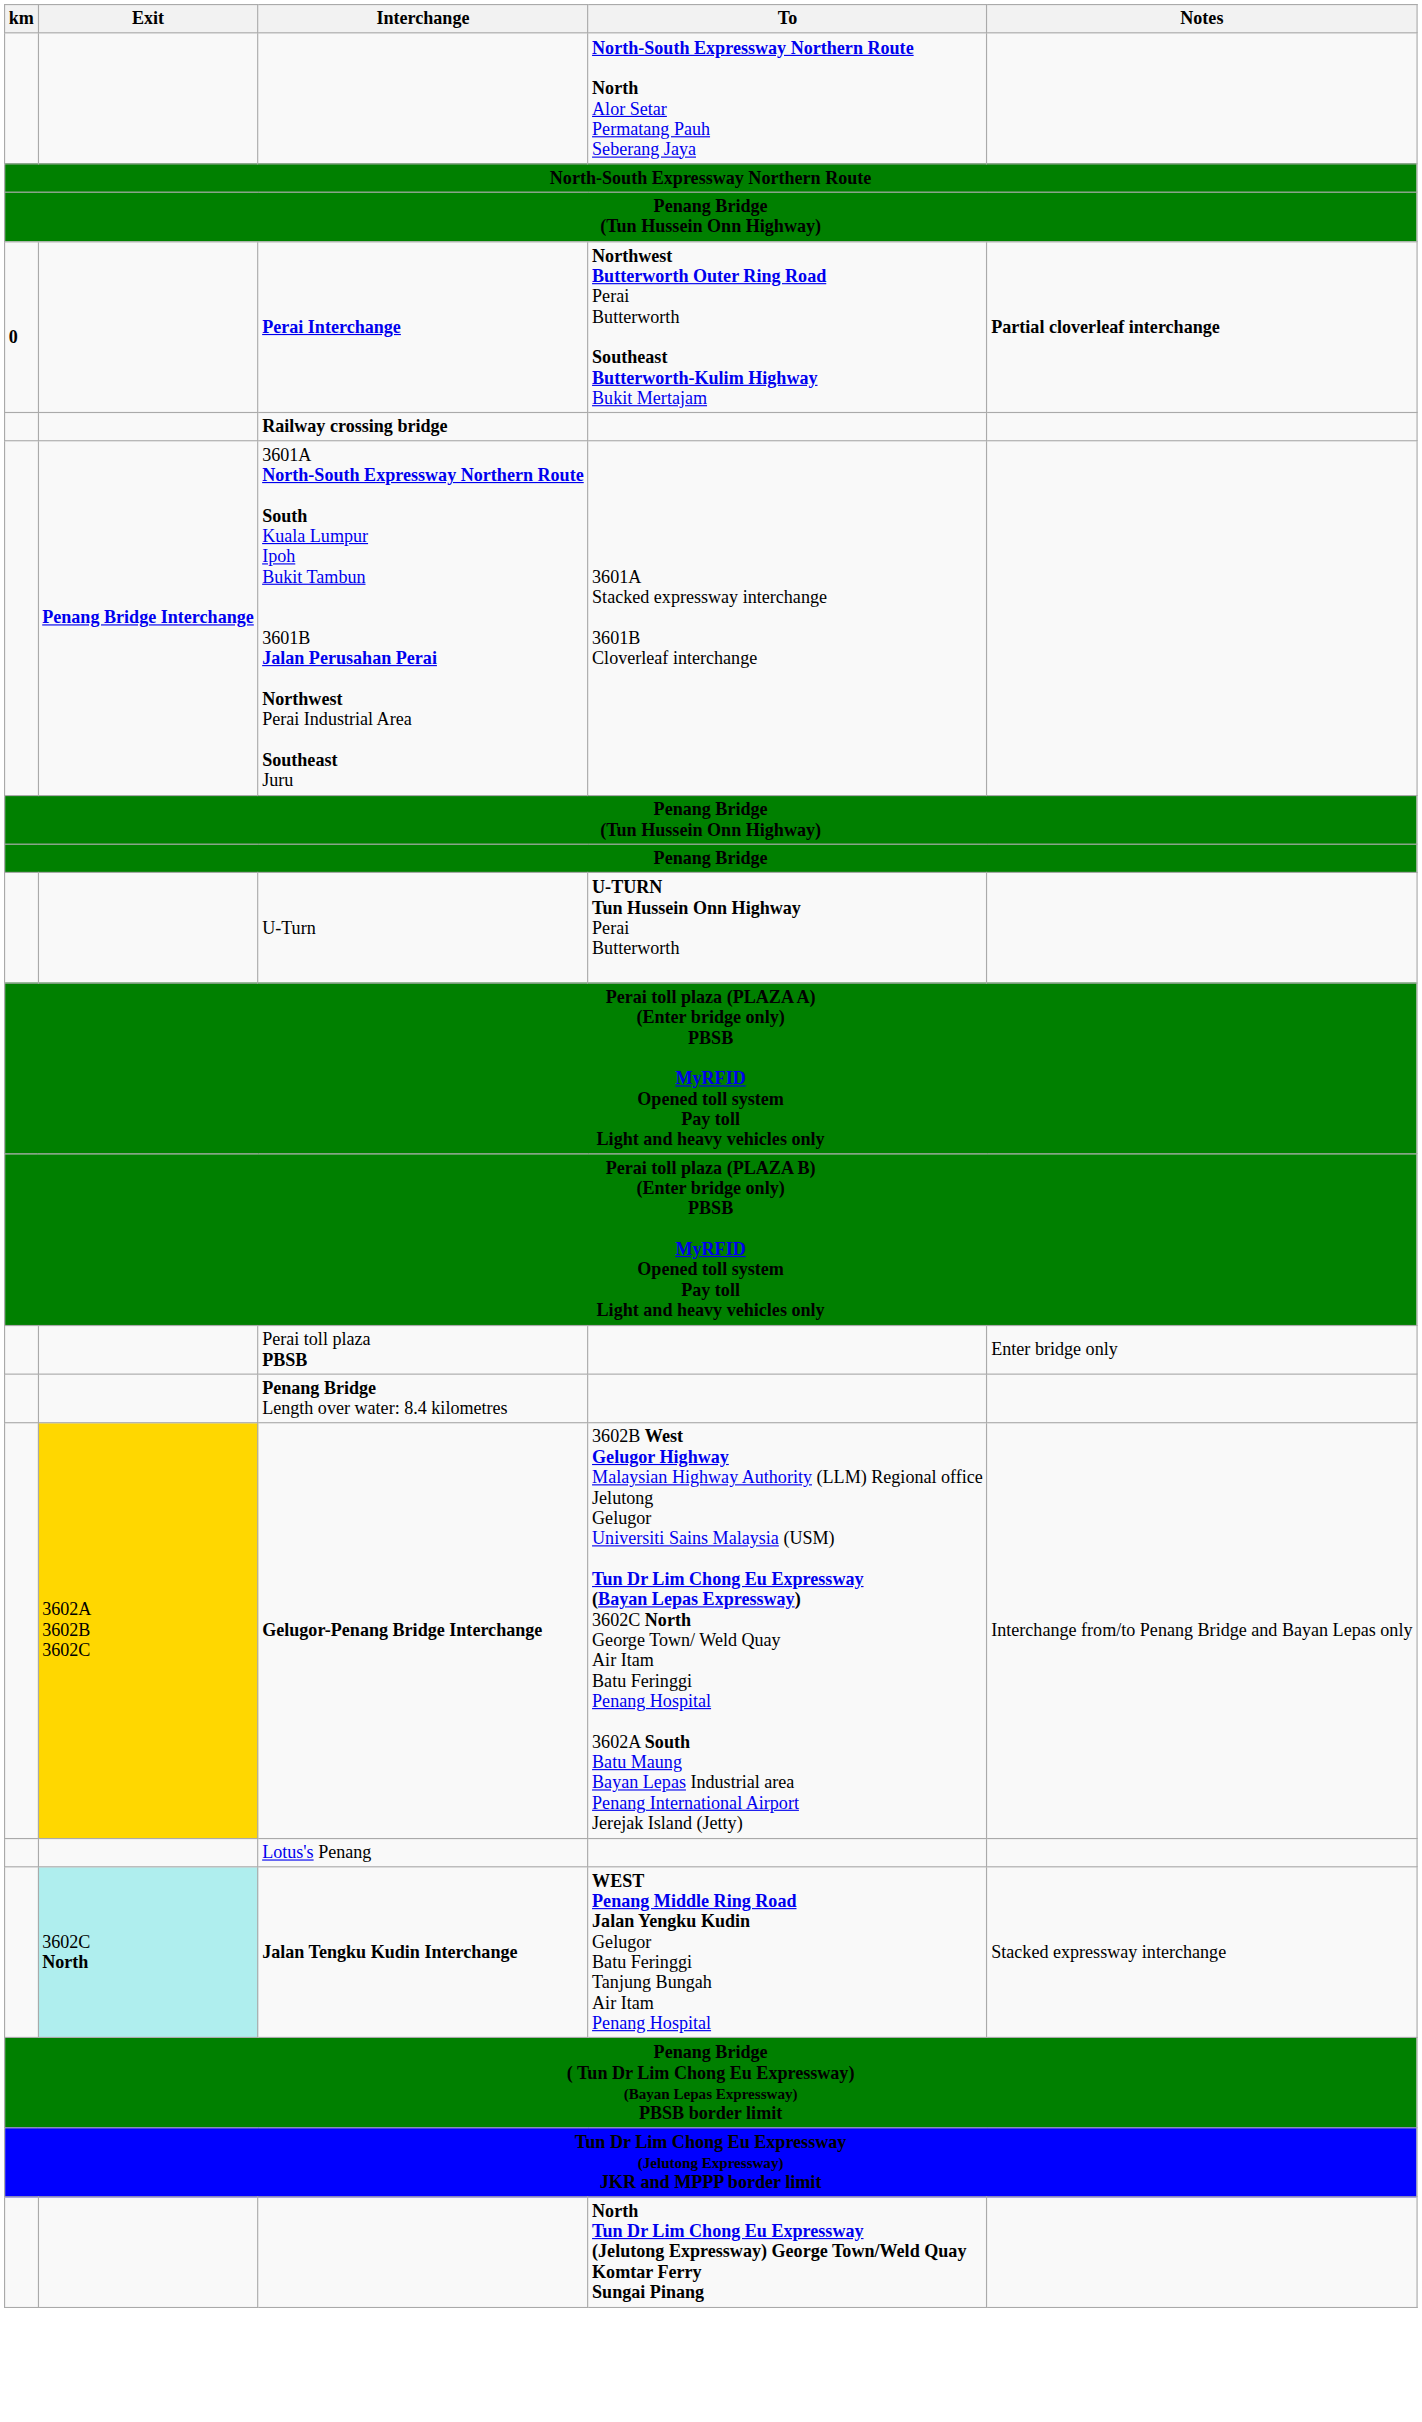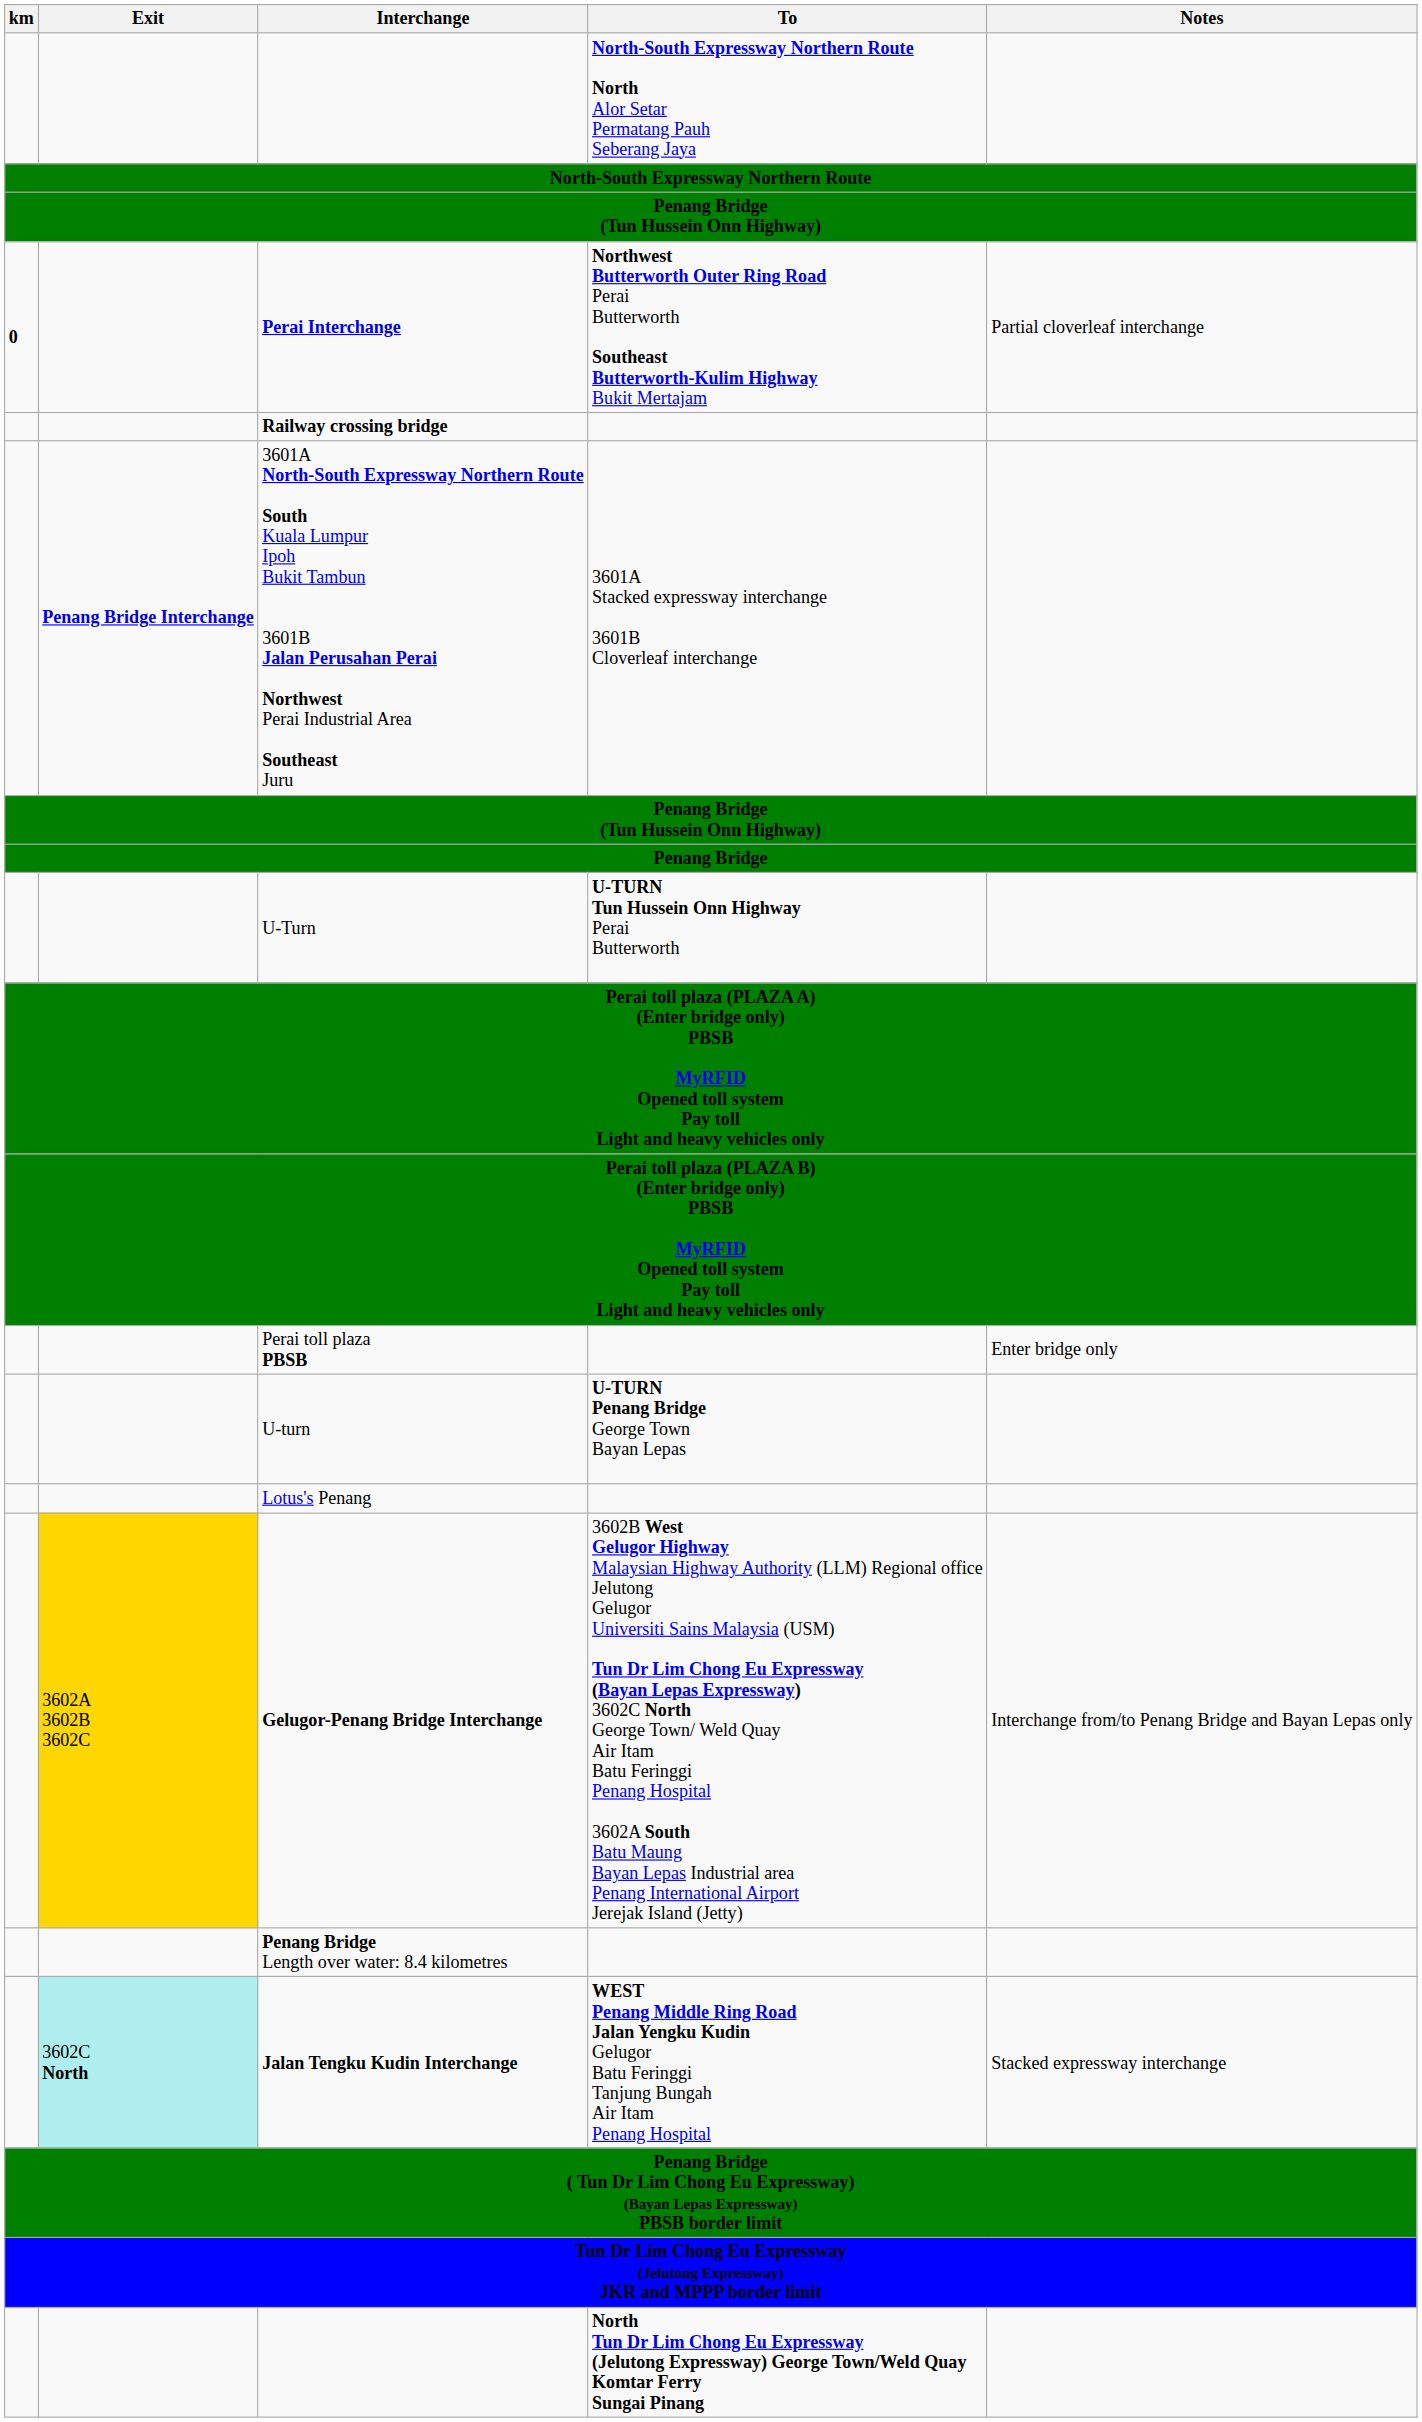(1106, 326) bold -> (1098, 326) normal
+ row: (286, 1428)
rows swapped: (385, 1398) <-> (317, 1852)
